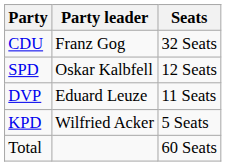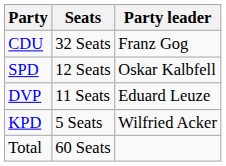columns swapped: (189, 17) <-> (105, 17)
